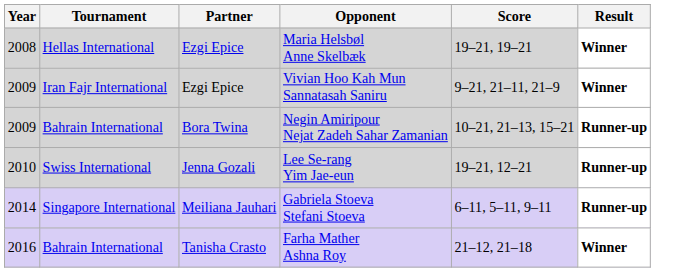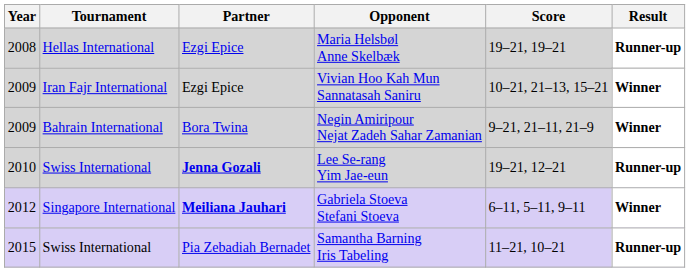(604, 48) Winner -> (648, 48) Runner-up
(507, 88) 9–21, 21–11, 21–9 -> (548, 88) 10–21, 21–13, 15–21
(514, 128) 10–21, 21–13, 15–21 -> (541, 128) 9–21, 21–11, 21–9
(614, 128) Runner-up -> (638, 128) Winner
(219, 167) normal -> (221, 167) bold
(22, 207) 2014 -> (22, 207) 2012
(229, 207) normal -> (234, 207) bold
(614, 207) Runner-up -> (638, 207) Winner
+ row: (369, 247)
- row: (321, 247)
